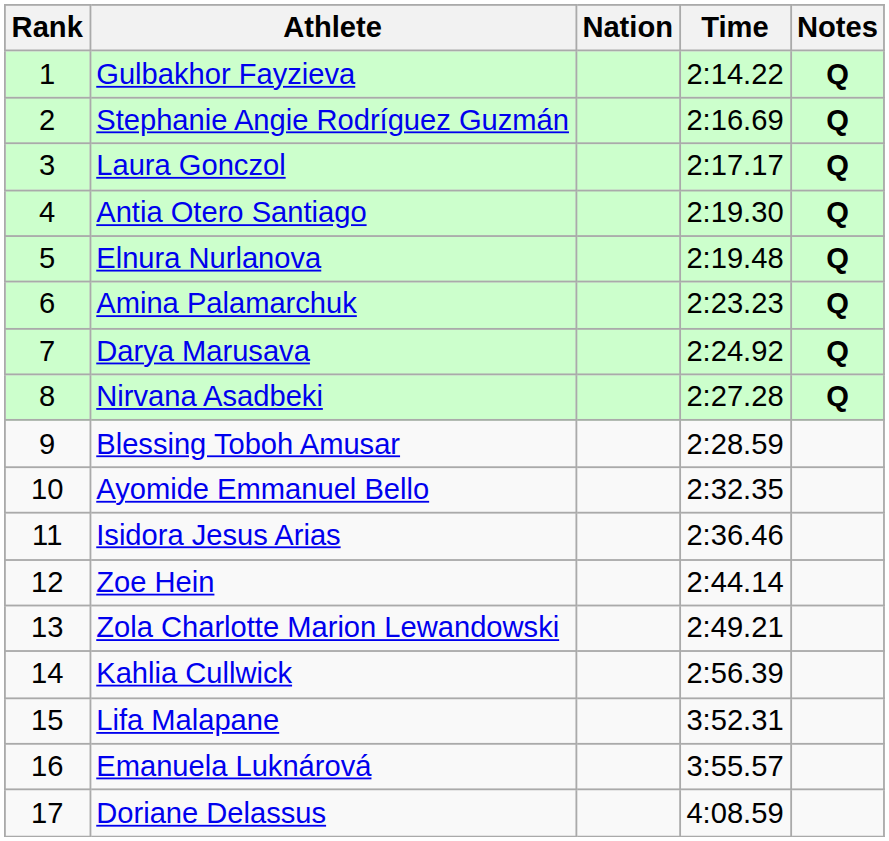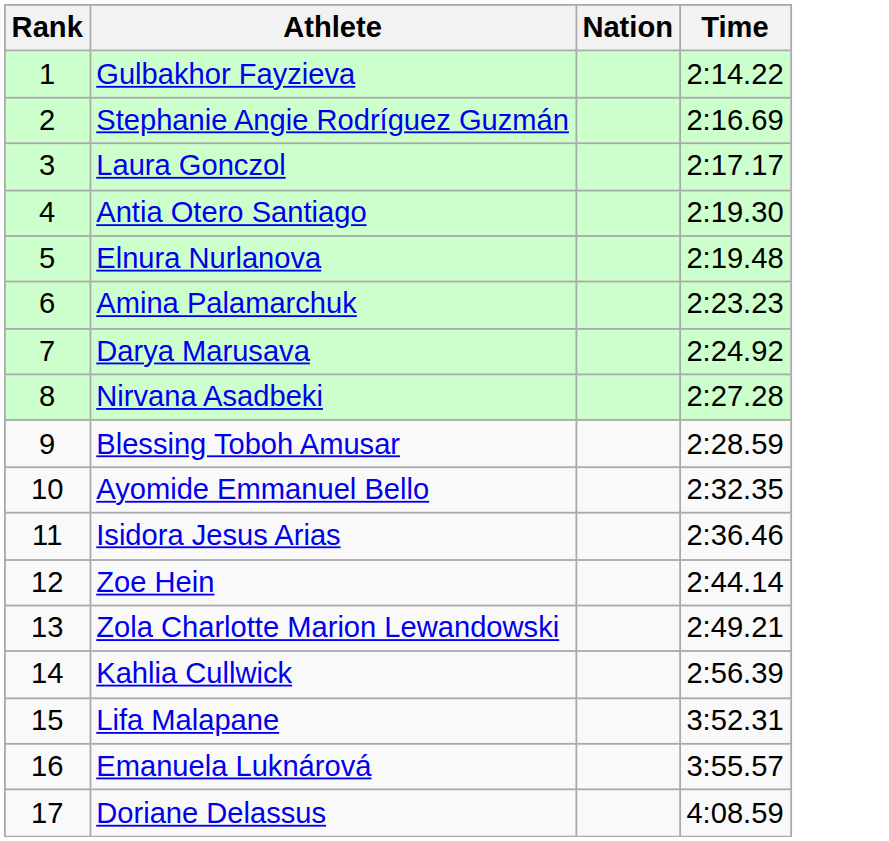- column: (837, 27)
